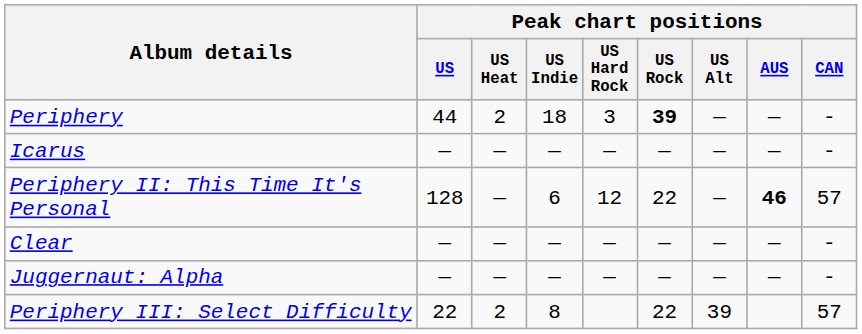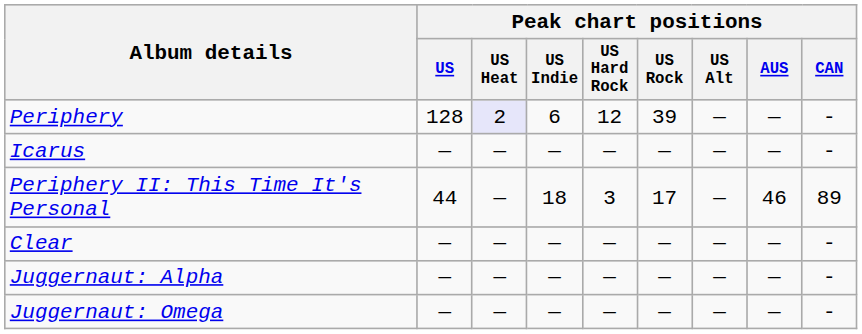(445, 117) 44 -> (445, 117) 128
(500, 117) no background -> (500, 117) lavender background
(555, 117) 18 -> (555, 117) 6
(610, 117) 3 -> (610, 117) 12
(664, 117) bold -> (664, 117) normal
(445, 197) 128 -> (445, 197) 44
(555, 197) 6 -> (555, 197) 18
(610, 197) 12 -> (610, 197) 3
(664, 197) 22 -> (664, 197) 17
(774, 197) bold -> (774, 197) normal
(829, 197) 57 -> (829, 197) 89
+ row: (117, 312)
- row: (211, 312)
